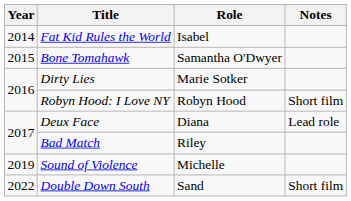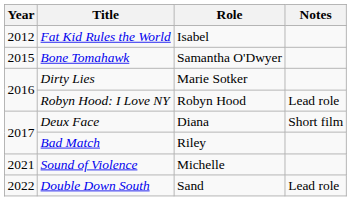(21, 36) 2014 -> (21, 36) 2012
(316, 100) Short film -> (314, 100) Lead role
(314, 121) Lead role -> (316, 121) Short film
(21, 164) 2019 -> (21, 164) 2021
(316, 185) Short film -> (314, 185) Lead role
